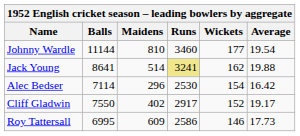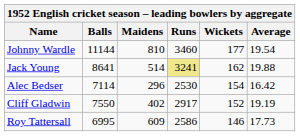(262, 103) 19.17 -> (262, 103) 19.19
